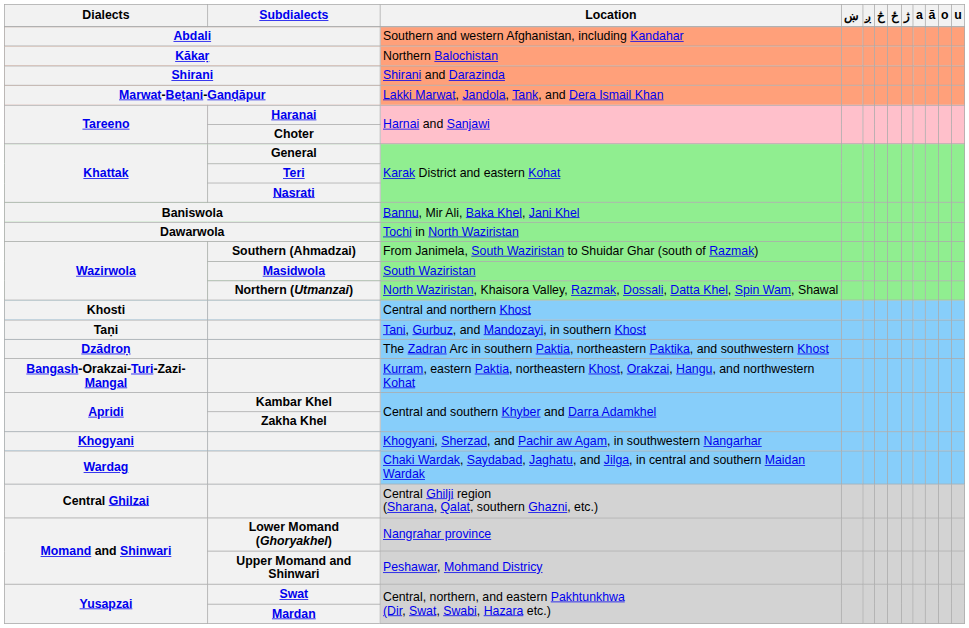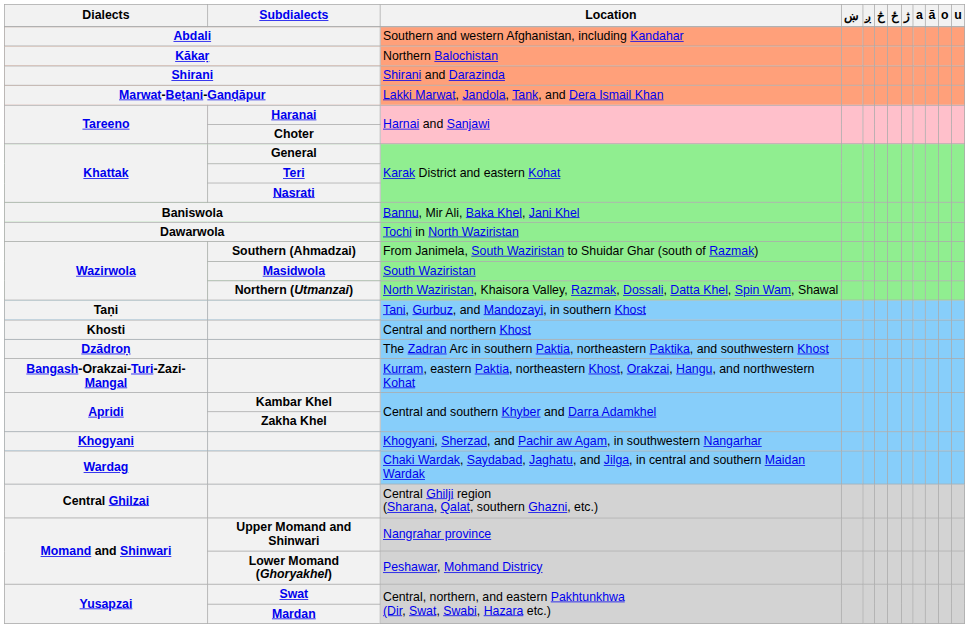rows swapped: (106, 329) <-> (106, 310)
(294, 534) Lower Momand (Ghoryakhel) -> (294, 534) Upper Momand and Shinwari
(294, 567) Upper Momand and Shinwari -> (294, 567) Lower Momand (Ghoryakhel)
